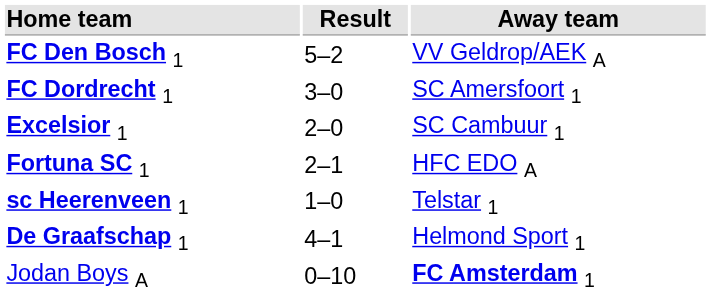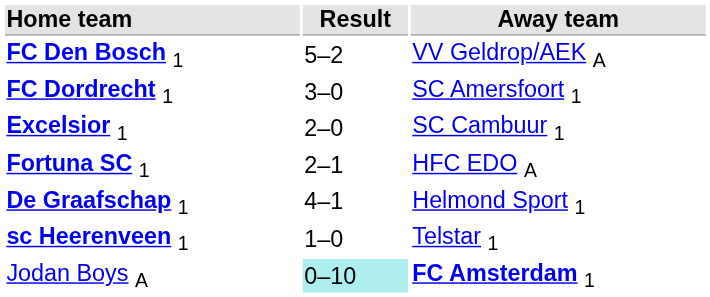rows swapped: (97, 239) <-> (98, 203)
(330, 275) no background -> (330, 275) paleturquoise background
